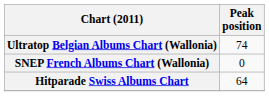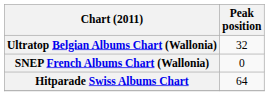(242, 44) 74 -> (242, 44) 32
